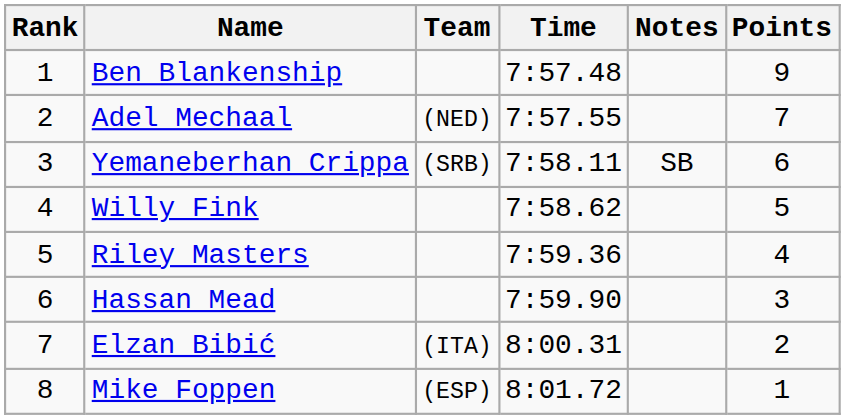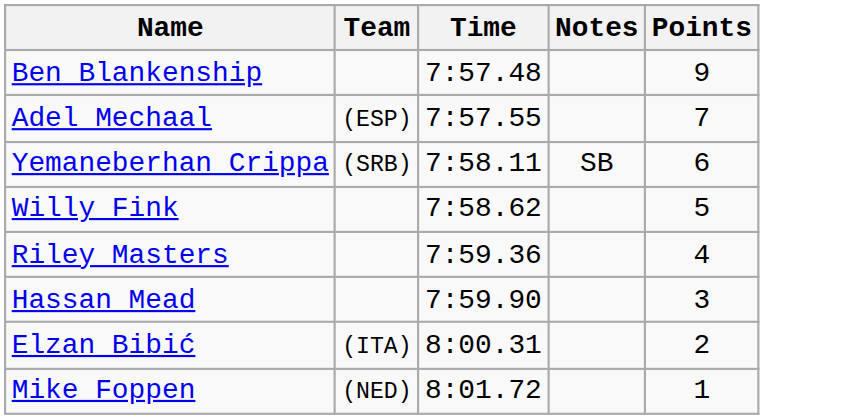- column: (45, 28)
(457, 119) (NED) -> (377, 119) (ESP)
(457, 392) (ESP) -> (377, 392) (NED)
